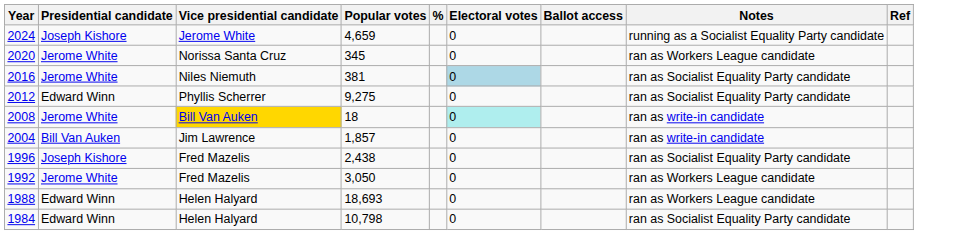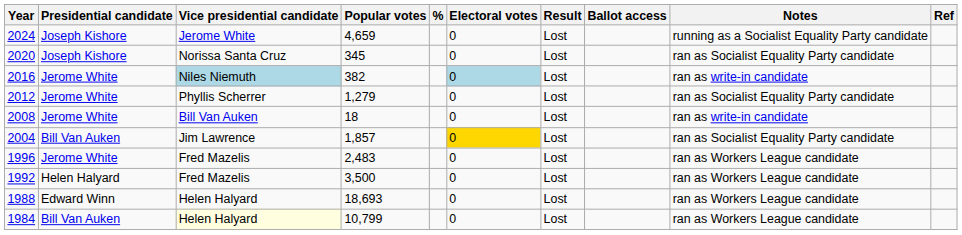+ column: (563, 15)
(79, 55) Jerome White -> (84, 55) Joseph Kishore
(722, 55) ran as Workers League candidate -> (783, 55) ran as Socialist Equality Party candidate
(217, 76) no background -> (217, 76) lightblue background
(355, 76) 381 -> (355, 76) 382
(740, 76) ran as Socialist Equality Party candidate -> (740, 76) ran as write-in candidate
(78, 96) Edward Winn -> (79, 96) Jerome White
(360, 96) 9,275 -> (360, 96) 1,279
(218, 117) gold background -> (218, 117) no background
(453, 117) paleturquoise background -> (453, 117) no background
(453, 137) no background -> (453, 137) gold background
(696, 137) ran as write-in candidate -> (783, 137) ran as Socialist Equality Party candidate
(84, 158) Joseph Kishore -> (79, 158) Jerome White
(360, 158) 2,438 -> (360, 158) 2,483
(740, 158) ran as Socialist Equality Party candidate -> (766, 158) ran as Workers League candidate
(79, 178) Jerome White -> (80, 178) Helen Halyard
(360, 178) 3,050 -> (360, 178) 3,500
(78, 219) Edward Winn -> (81, 219) Bill Van Auken
(218, 219) no background -> (218, 219) lightyellow background
(363, 219) 10,798 -> (363, 219) 10,799
(740, 219) ran as Socialist Equality Party candidate -> (766, 219) ran as Workers League candidate
